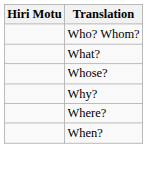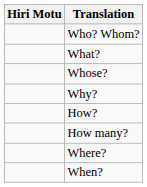+ row: (82, 113)
+ row: (98, 133)
